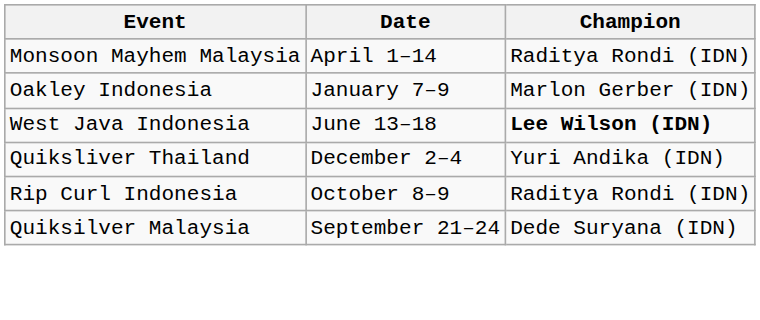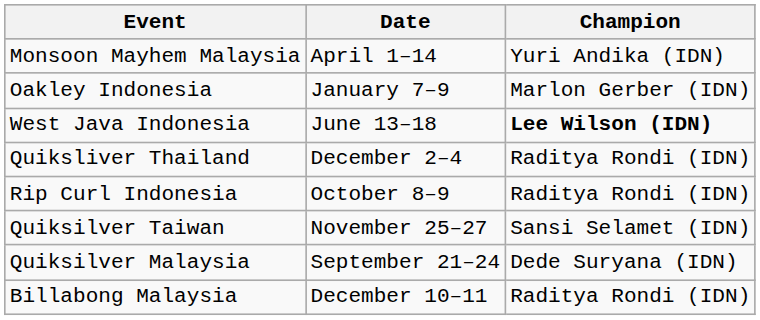(630, 56) Raditya Rondi (IDN) -> (618, 56) Yuri Andika (IDN)
(618, 159) Yuri Andika (IDN) -> (630, 159) Raditya Rondi (IDN)
+ row: (117, 228)
+ row: (124, 297)
